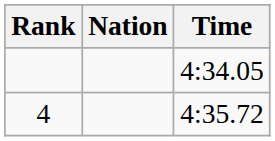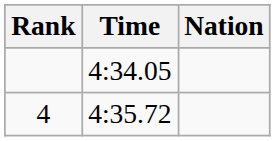columns swapped: (128, 26) <-> (222, 26)
